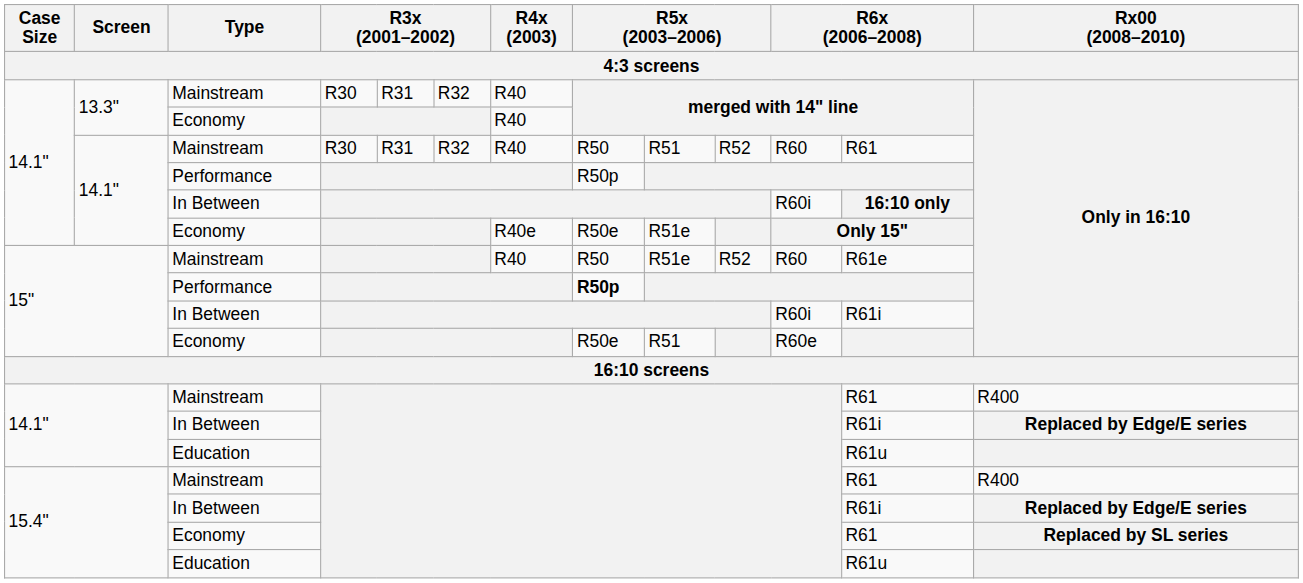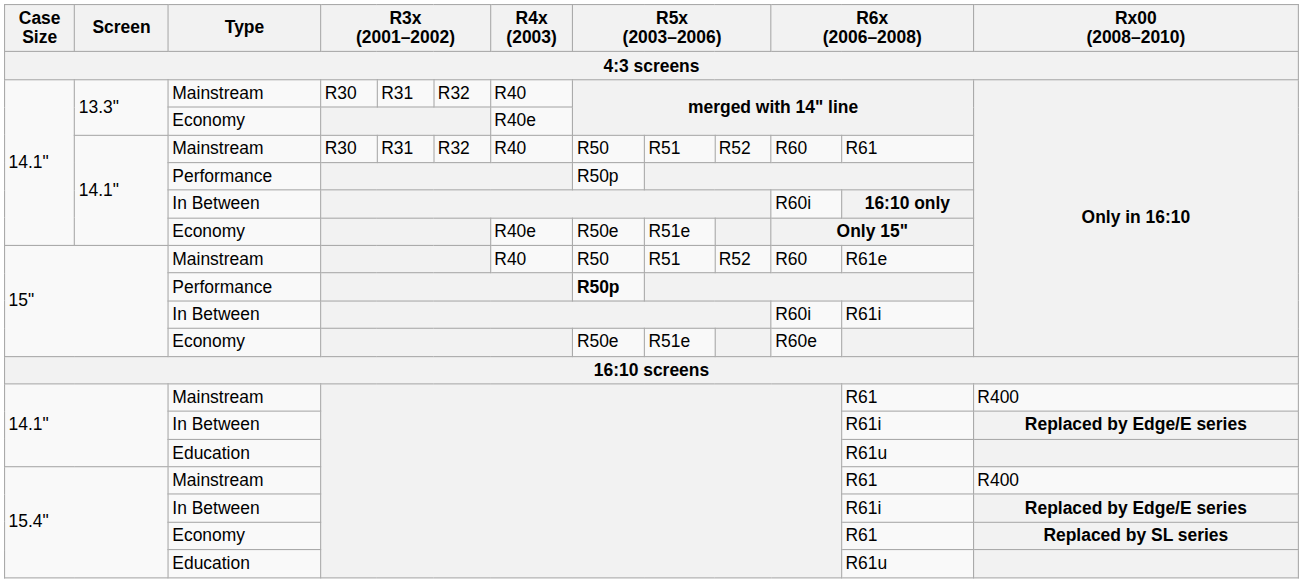(510, 120) R40 -> (515, 120) R40e
(669, 259) R51e -> (664, 259) R51
(664, 342) R51 -> (669, 342) R51e
